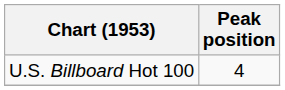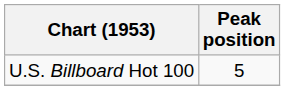(239, 70) 4 -> (239, 70) 5
